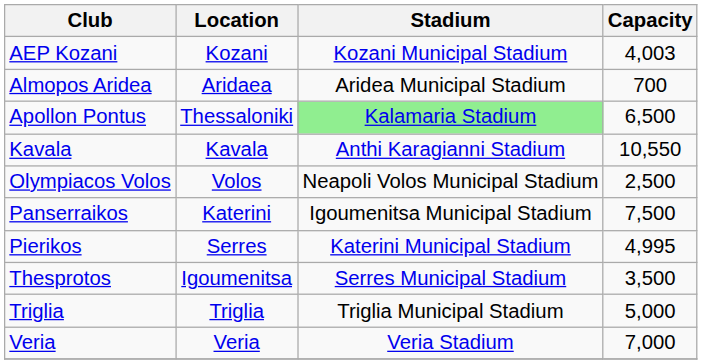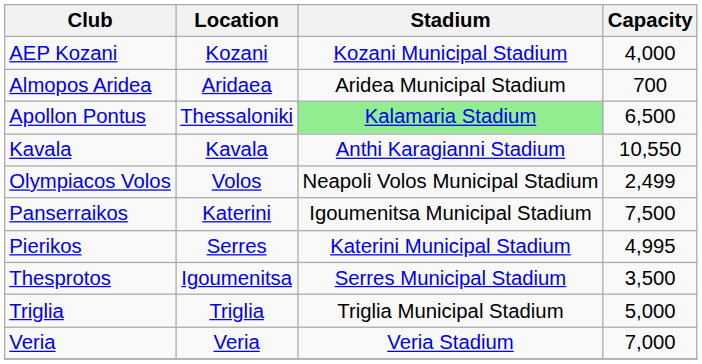(650, 52) 4,003 -> (650, 52) 4,000
(650, 181) 2,500 -> (650, 181) 2,499
